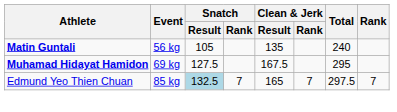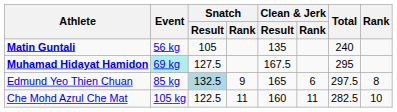(167, 64) no background -> (167, 64) paleturquoise background
(239, 82) 7 -> (242, 82) 9
(309, 82) 7 -> (312, 82) 6
(373, 82) 7 -> (376, 82) 8
+ row: (67, 99)
